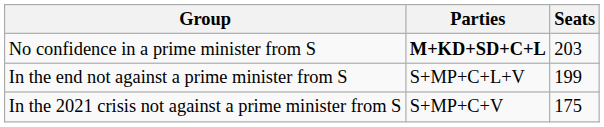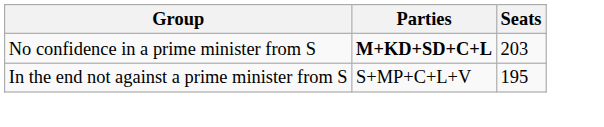(568, 77) 199 -> (514, 77) 195
- row: (205, 106)
